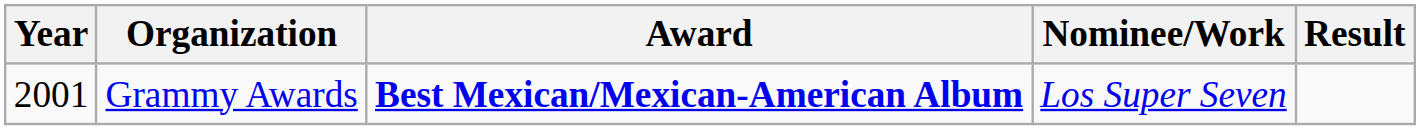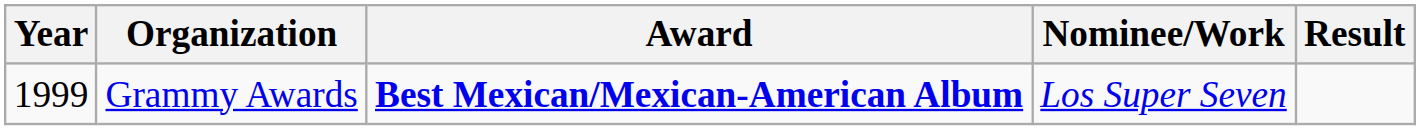(51, 93) 2001 -> (51, 93) 1999
